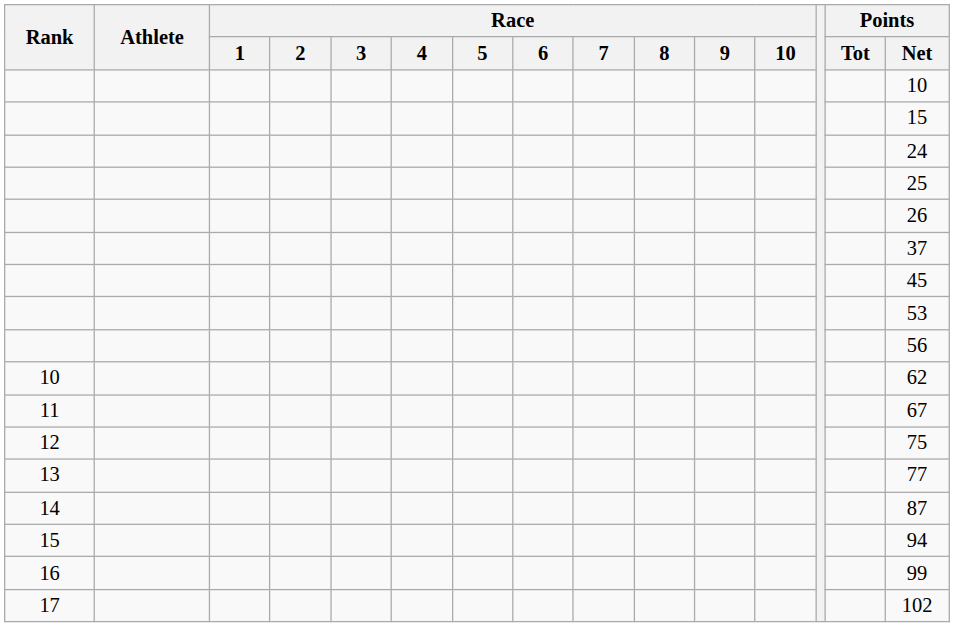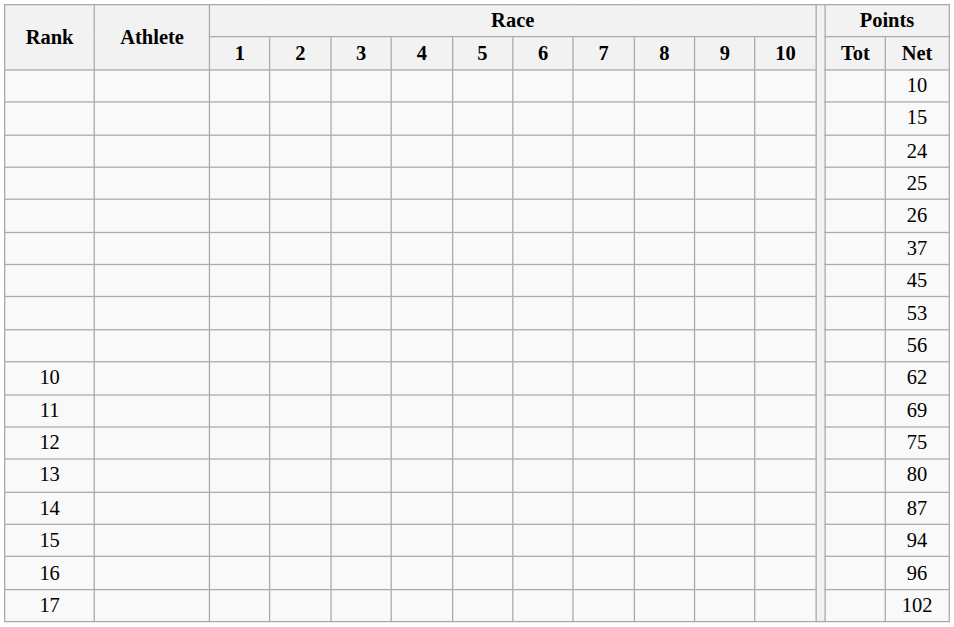(917, 410) 67 -> (917, 410) 69
(917, 475) 77 -> (917, 475) 80
(917, 572) 99 -> (917, 572) 96
